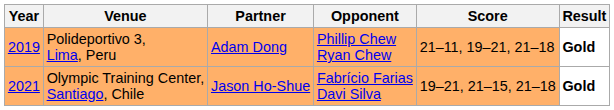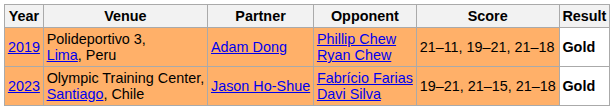(24, 86) 2021 -> (24, 86) 2023
